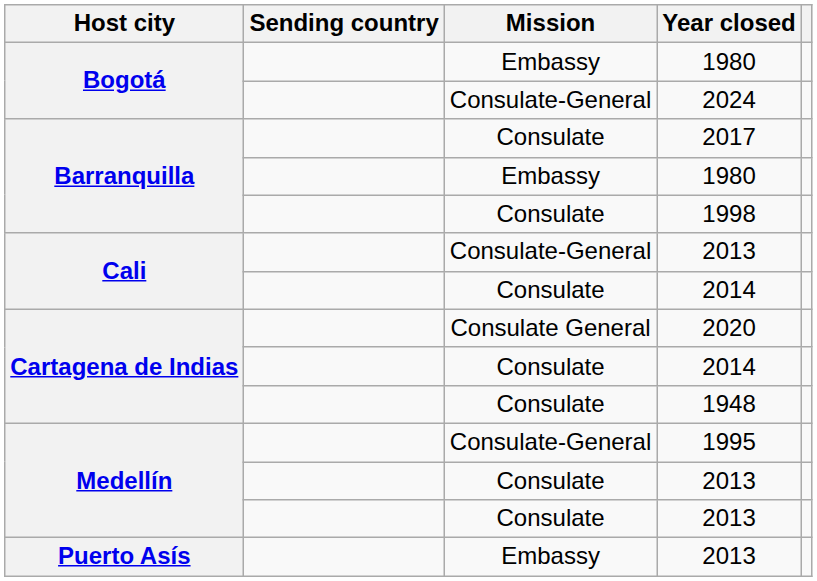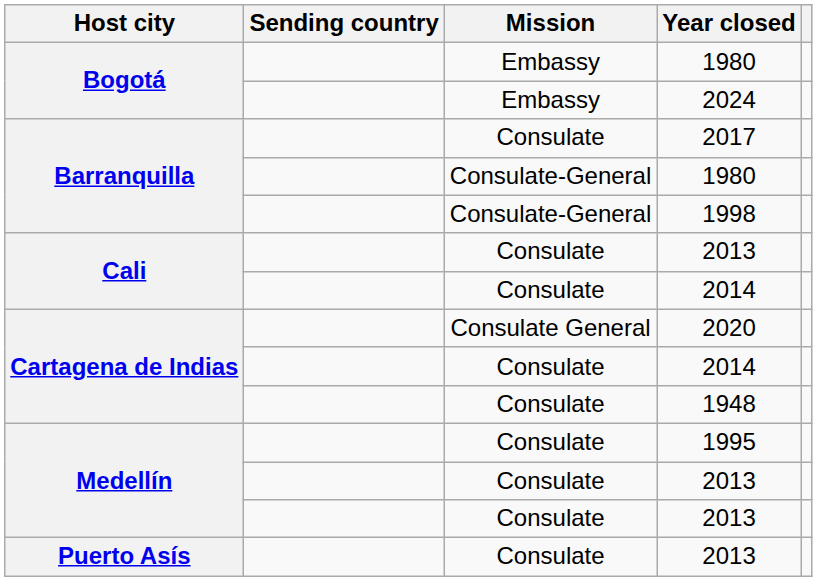(551, 99) Consulate-General -> (551, 99) Embassy
(551, 175) Embassy -> (551, 175) Consulate-General
(551, 213) Consulate -> (551, 213) Consulate-General
(551, 251) Consulate-General -> (551, 251) Consulate
(551, 442) Consulate-General -> (551, 442) Consulate
(551, 556) Embassy -> (551, 556) Consulate
